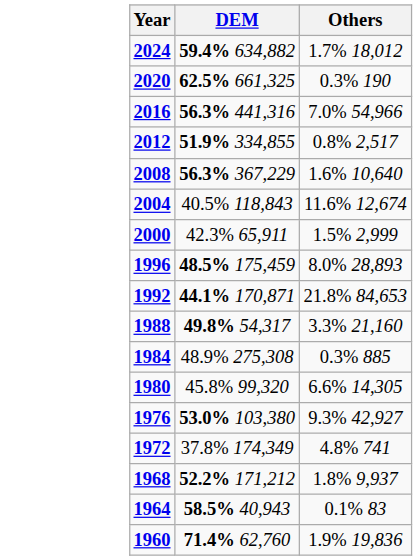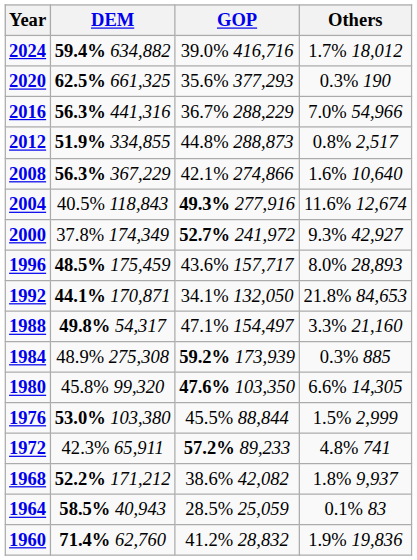+ column: (237, 20)
(237, 234) 42.3% 65,911 -> (113, 234) 37.8% 174,349
(355, 234) 1.5% 2,999 -> (355, 234) 9.3% 42,927
(355, 417) 9.3% 42,927 -> (355, 417) 1.5% 2,999
(237, 448) 37.8% 174,349 -> (113, 448) 42.3% 65,911
